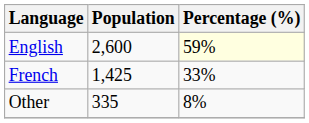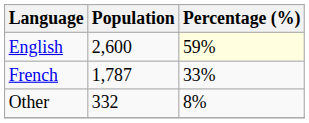(112, 74) 1,425 -> (112, 74) 1,787
(105, 103) 335 -> (105, 103) 332
